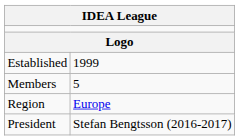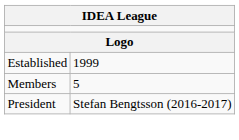- row: (26, 103)
